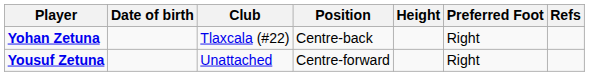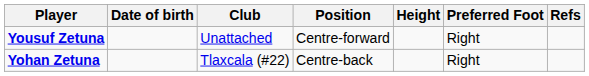rows swapped: (54, 37) <-> (56, 60)
